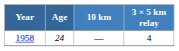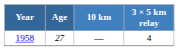(60, 38) 24 -> (60, 38) 27
